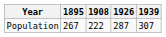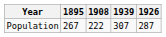columns swapped: (124, 11) <-> (149, 11)
